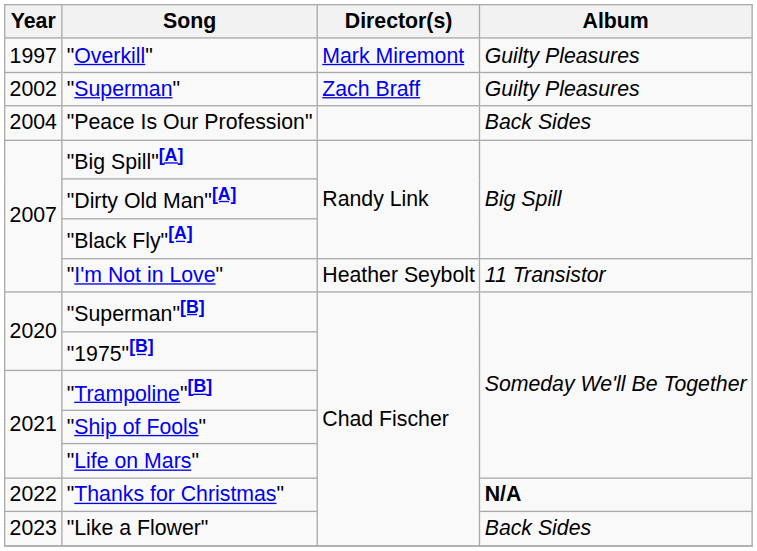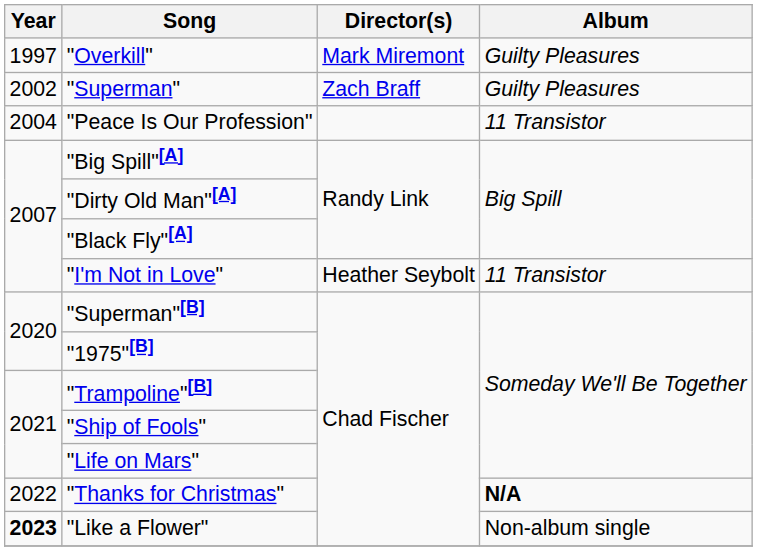(538, 122) Back Sides -> (545, 122) 11 Transistor
(33, 528) normal -> (33, 528) bold
(538, 528) Back Sides -> (567, 528) Non-album single
